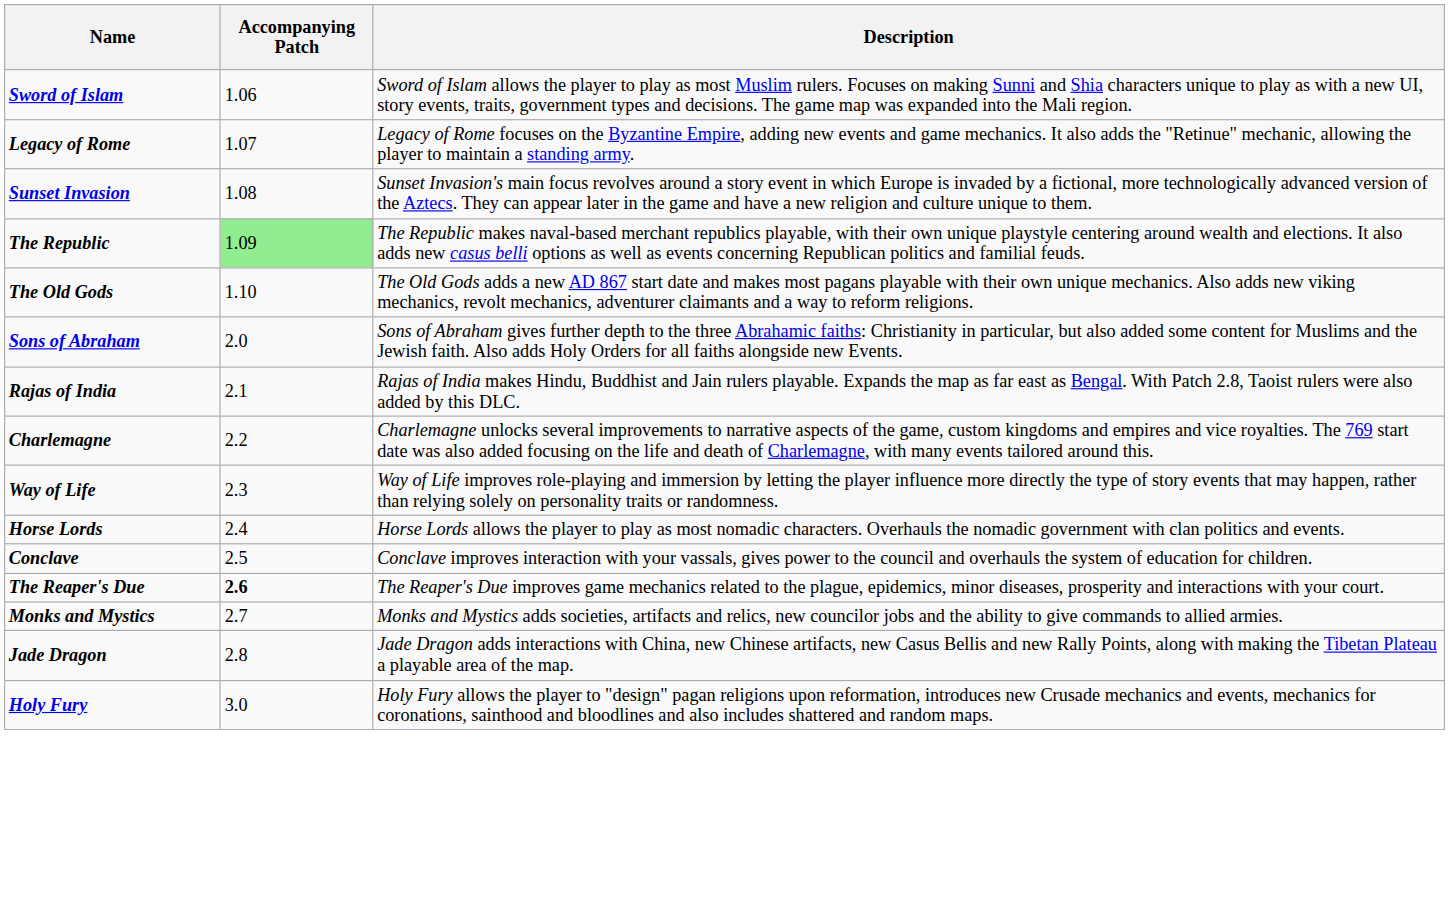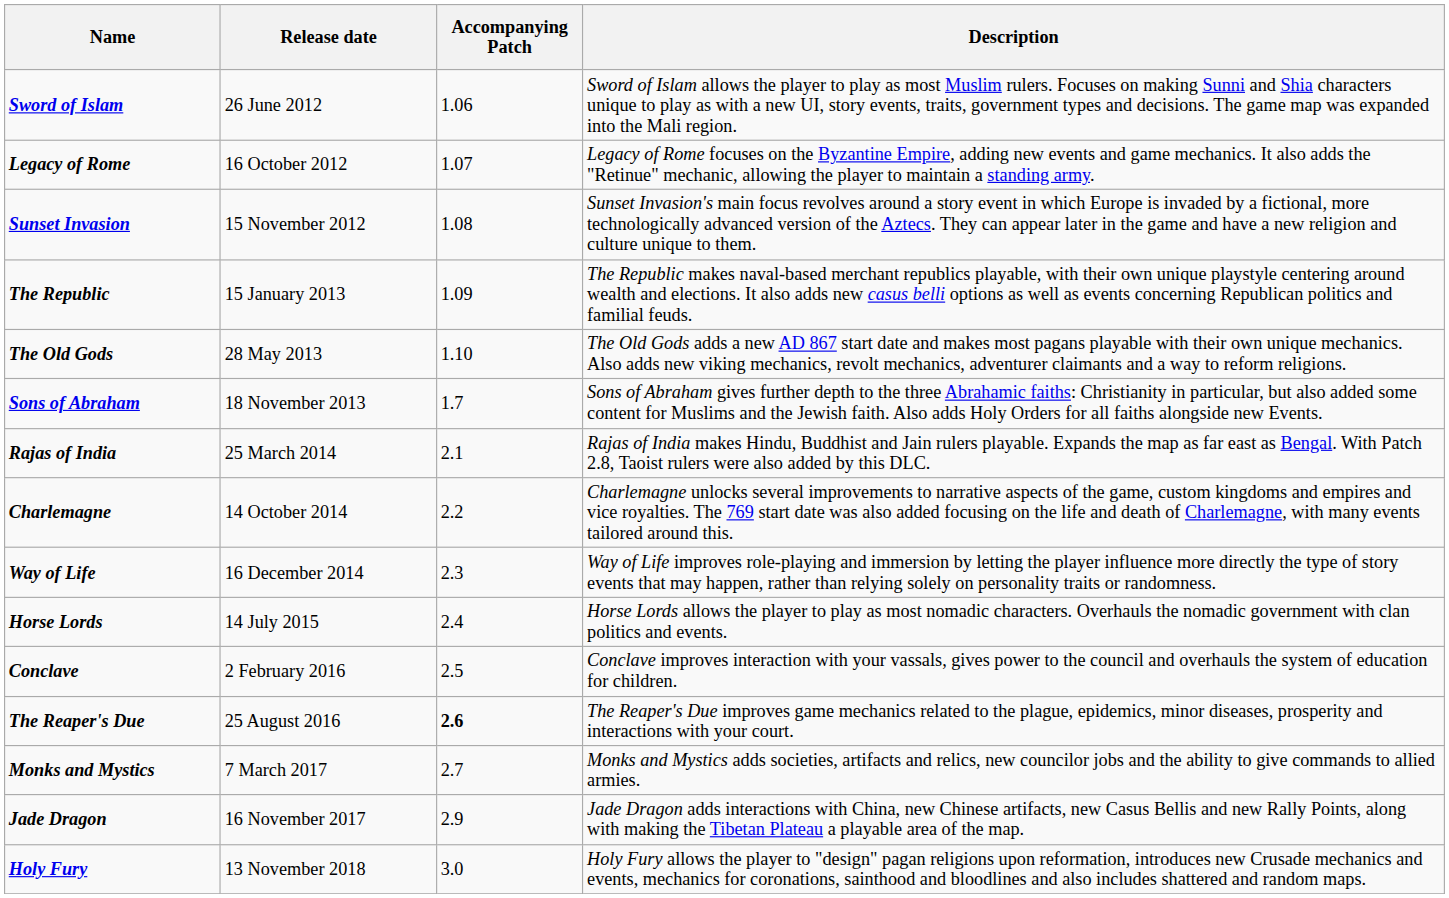+ column: (328, 37)
(241, 242) lightgreen background -> (457, 294) no background
(236, 341) 2.0 -> (452, 403) 1.7
(236, 655) 2.8 -> (452, 819) 2.9
